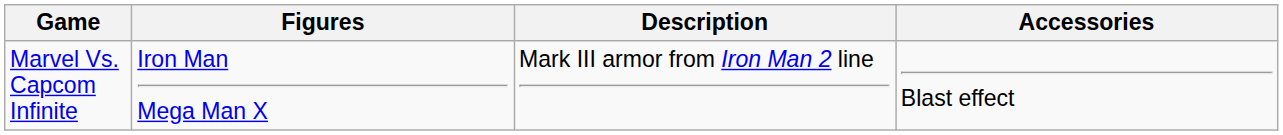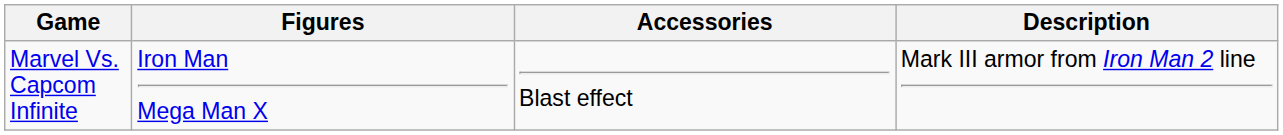columns swapped: (705, 22) <-> (1086, 22)
